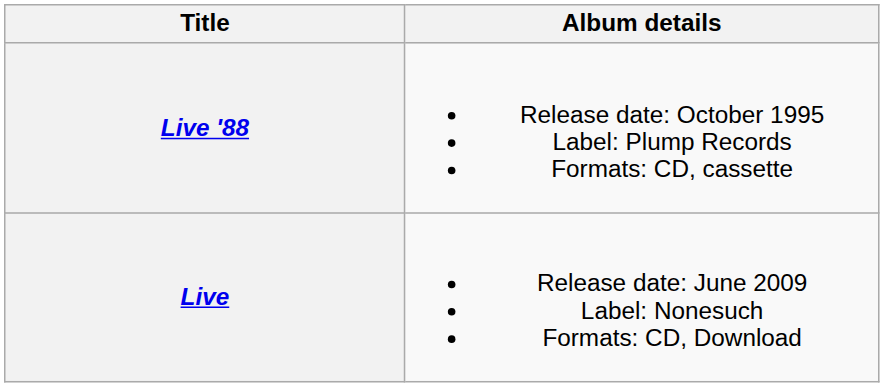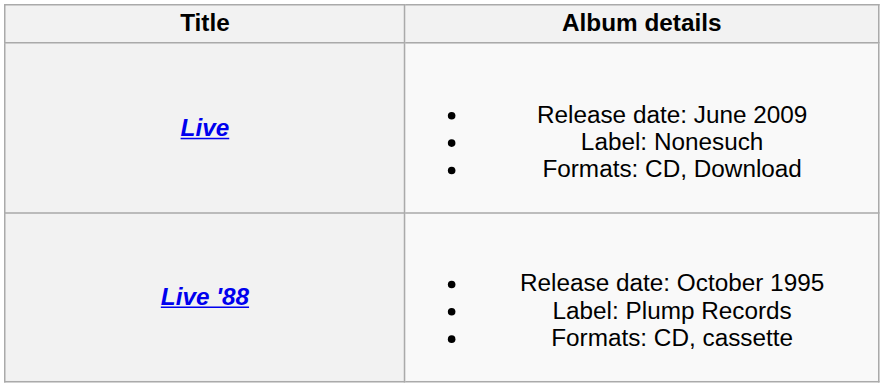rows swapped: (205, 127) <-> (205, 297)
